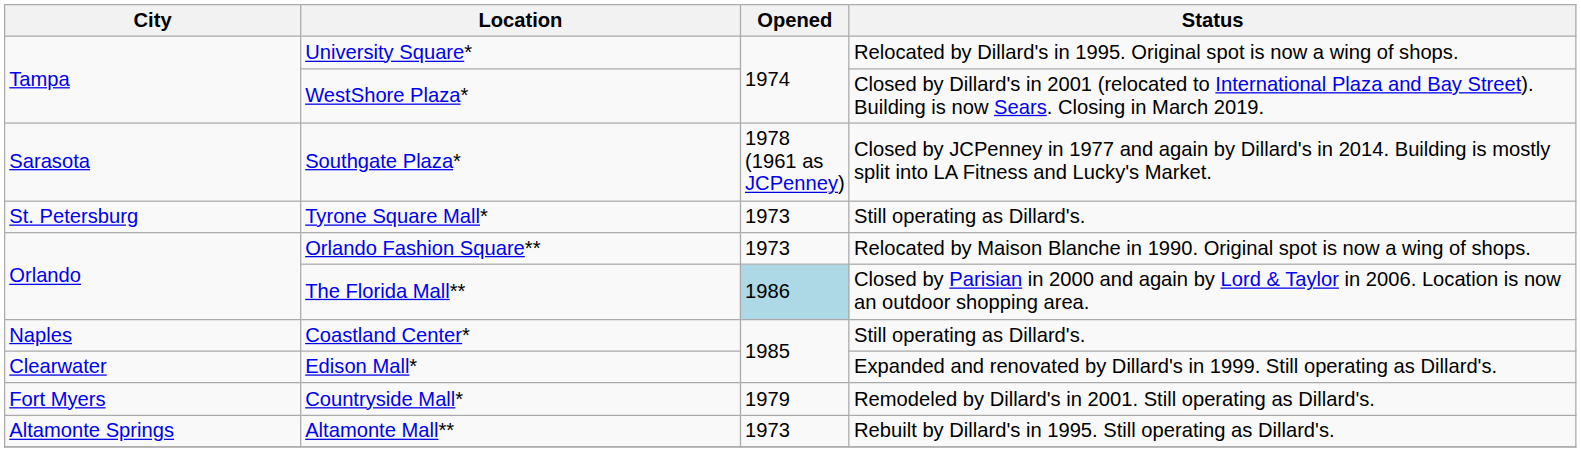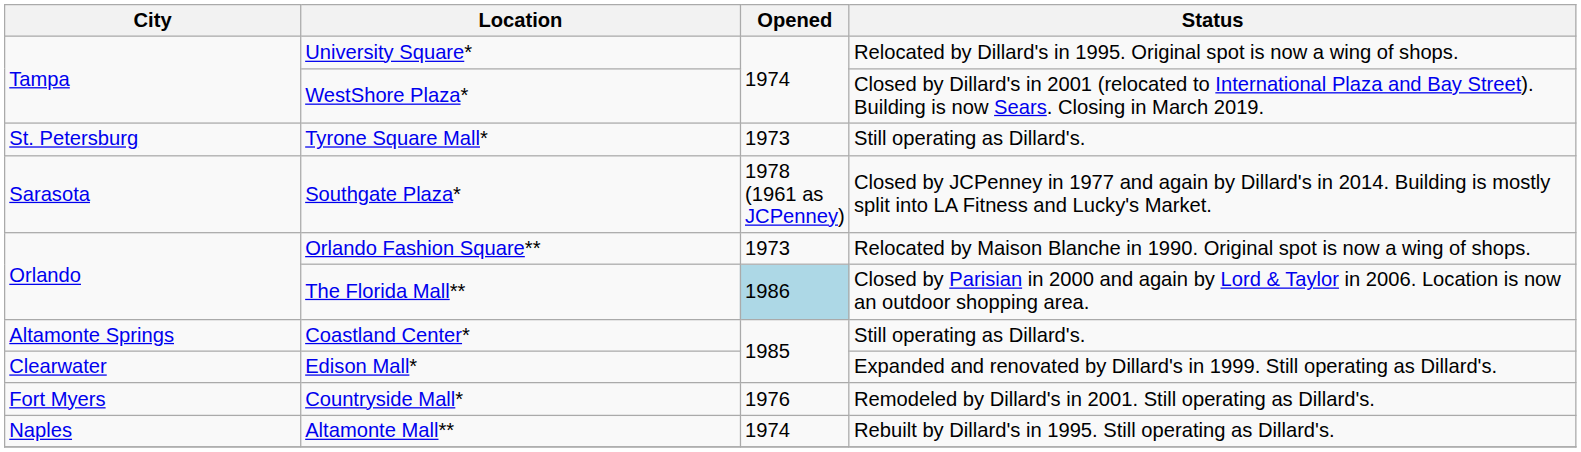rows swapped: (383, 161) <-> (396, 216)
(41, 335) Naples -> (92, 335) Altamonte Springs
(767, 398) 1979 -> (767, 398) 1976
(92, 430) Altamonte Springs -> (41, 430) Naples
(767, 430) 1973 -> (767, 430) 1974
